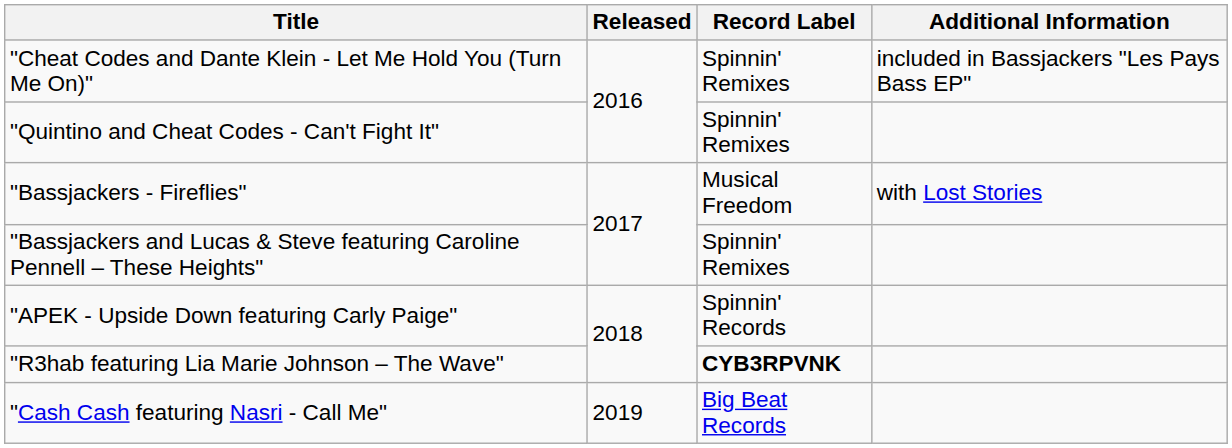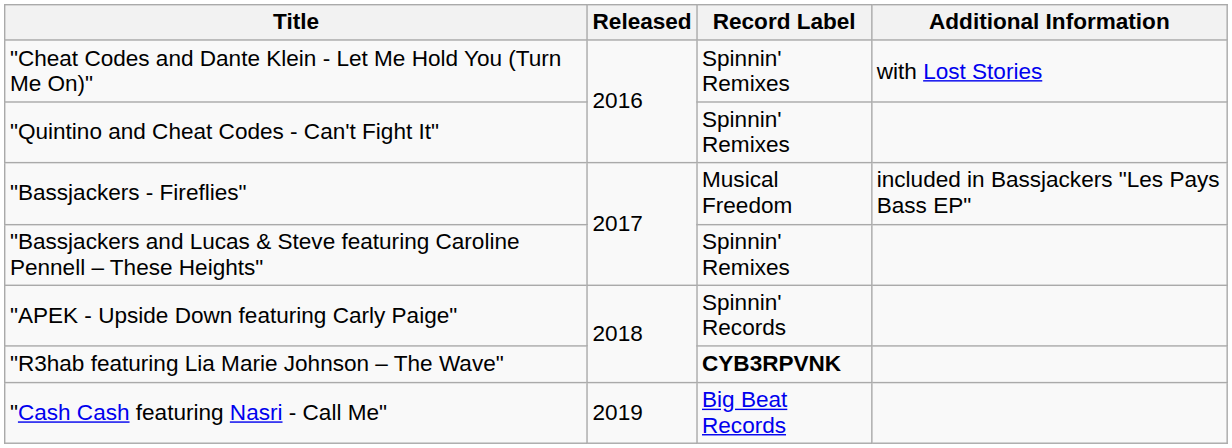(1048, 70) included in Bassjackers "Les Pays Bass EP" -> (960, 70) with Lost Stories
(960, 193) with Lost Stories -> (1048, 193) included in Bassjackers "Les Pays Bass EP"
